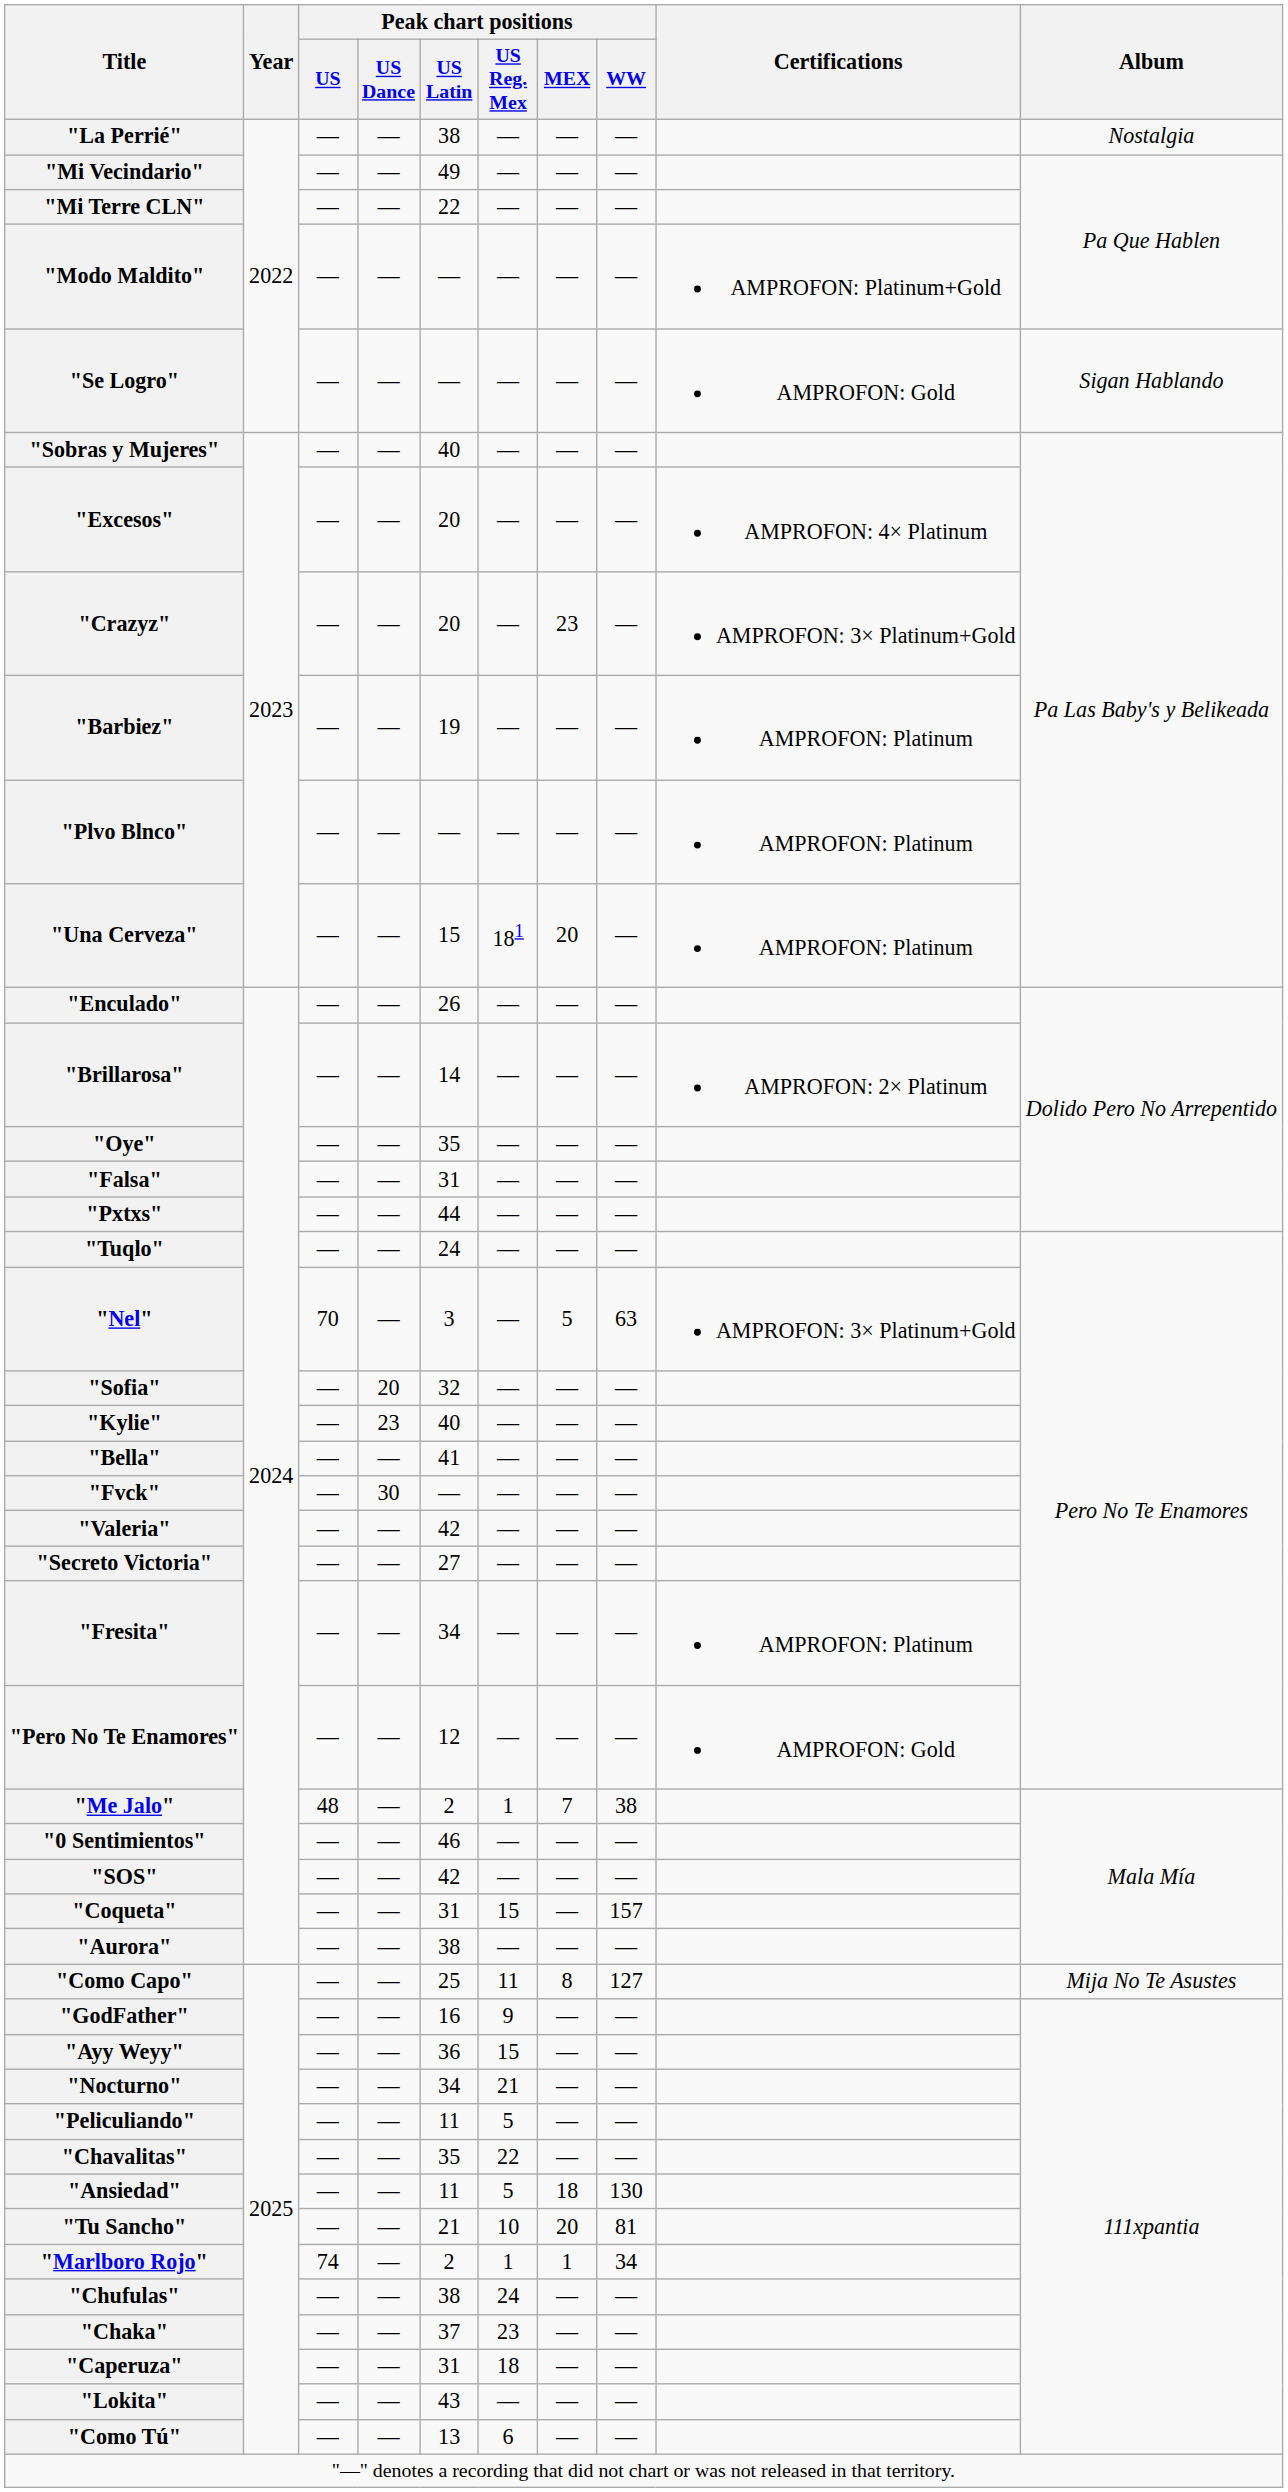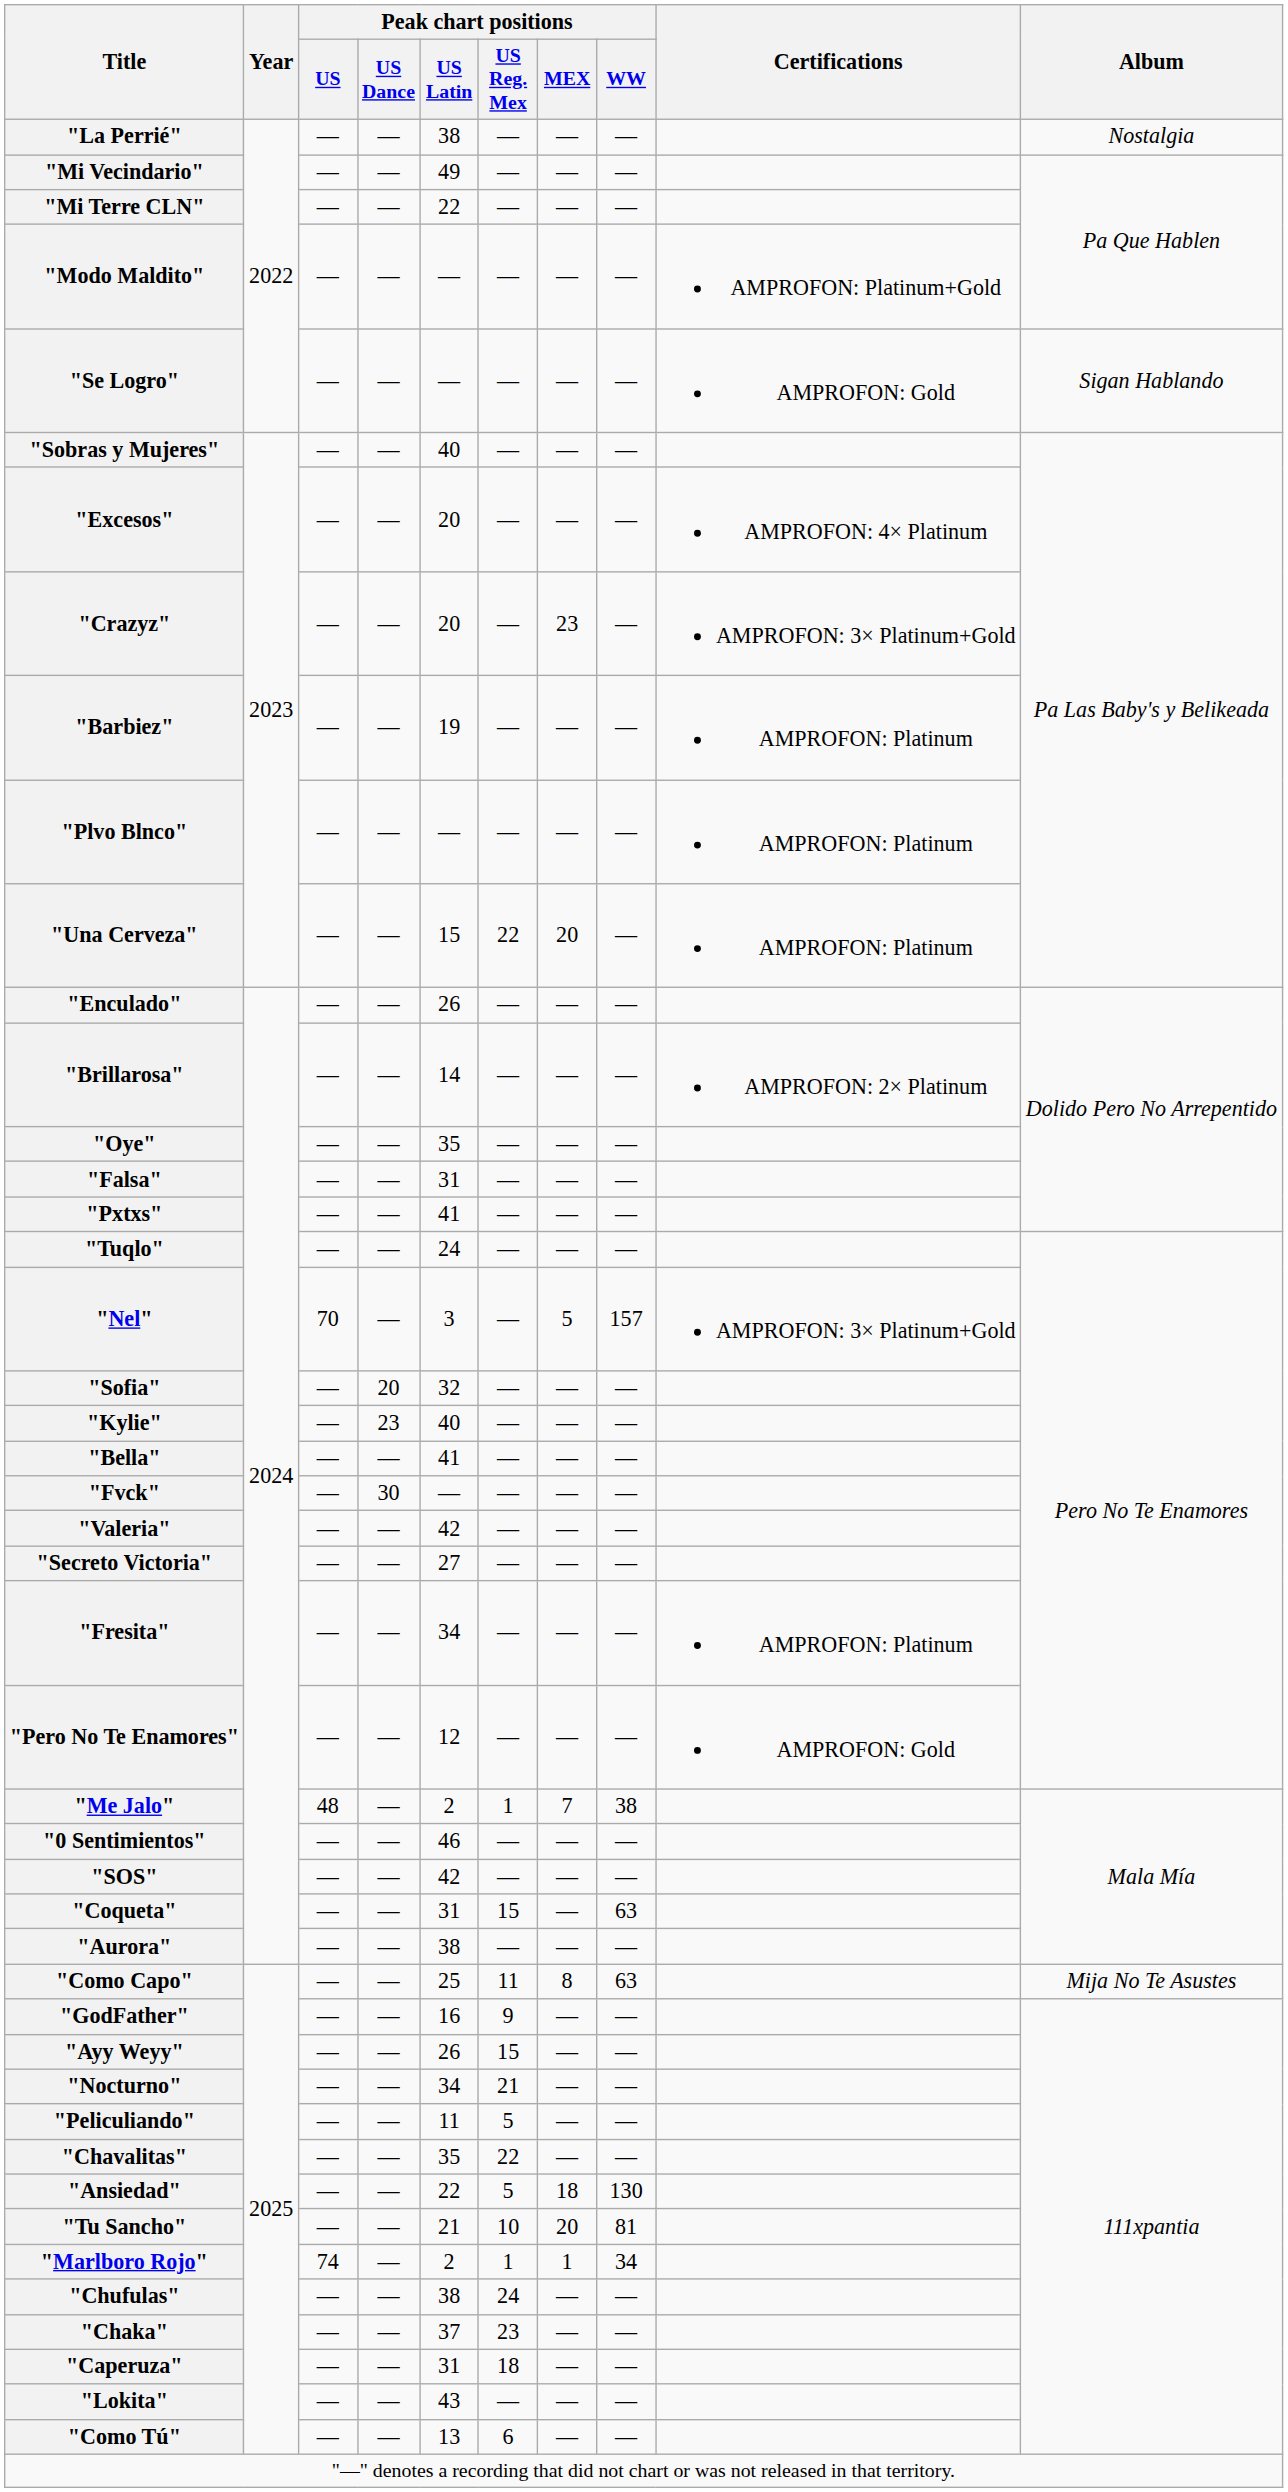(508, 935) 181 -> (508, 935) 22
(449, 1213) 44 -> (449, 1213) 41
(626, 1318) 63 -> (626, 1318) 157
(626, 1911) 157 -> (626, 1911) 63
(626, 1981) 127 -> (626, 1981) 63
(449, 2051) 36 -> (449, 2051) 26
(449, 2191) 11 -> (449, 2191) 22
